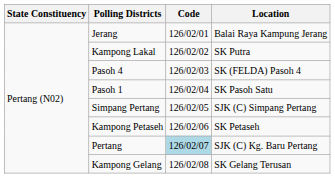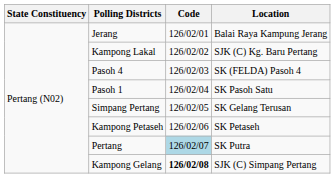(232, 52) SK Putra -> (266, 52) SJK (C) Kg. Baru Pertang
(265, 108) SJK (C) Simpang Pertang -> (253, 108) SK Gelang Terusan
(266, 146) SJK (C) Kg. Baru Pertang -> (232, 146) SK Putra
(189, 164) normal -> (189, 164) bold
(253, 164) SK Gelang Terusan -> (265, 164) SJK (C) Simpang Pertang
